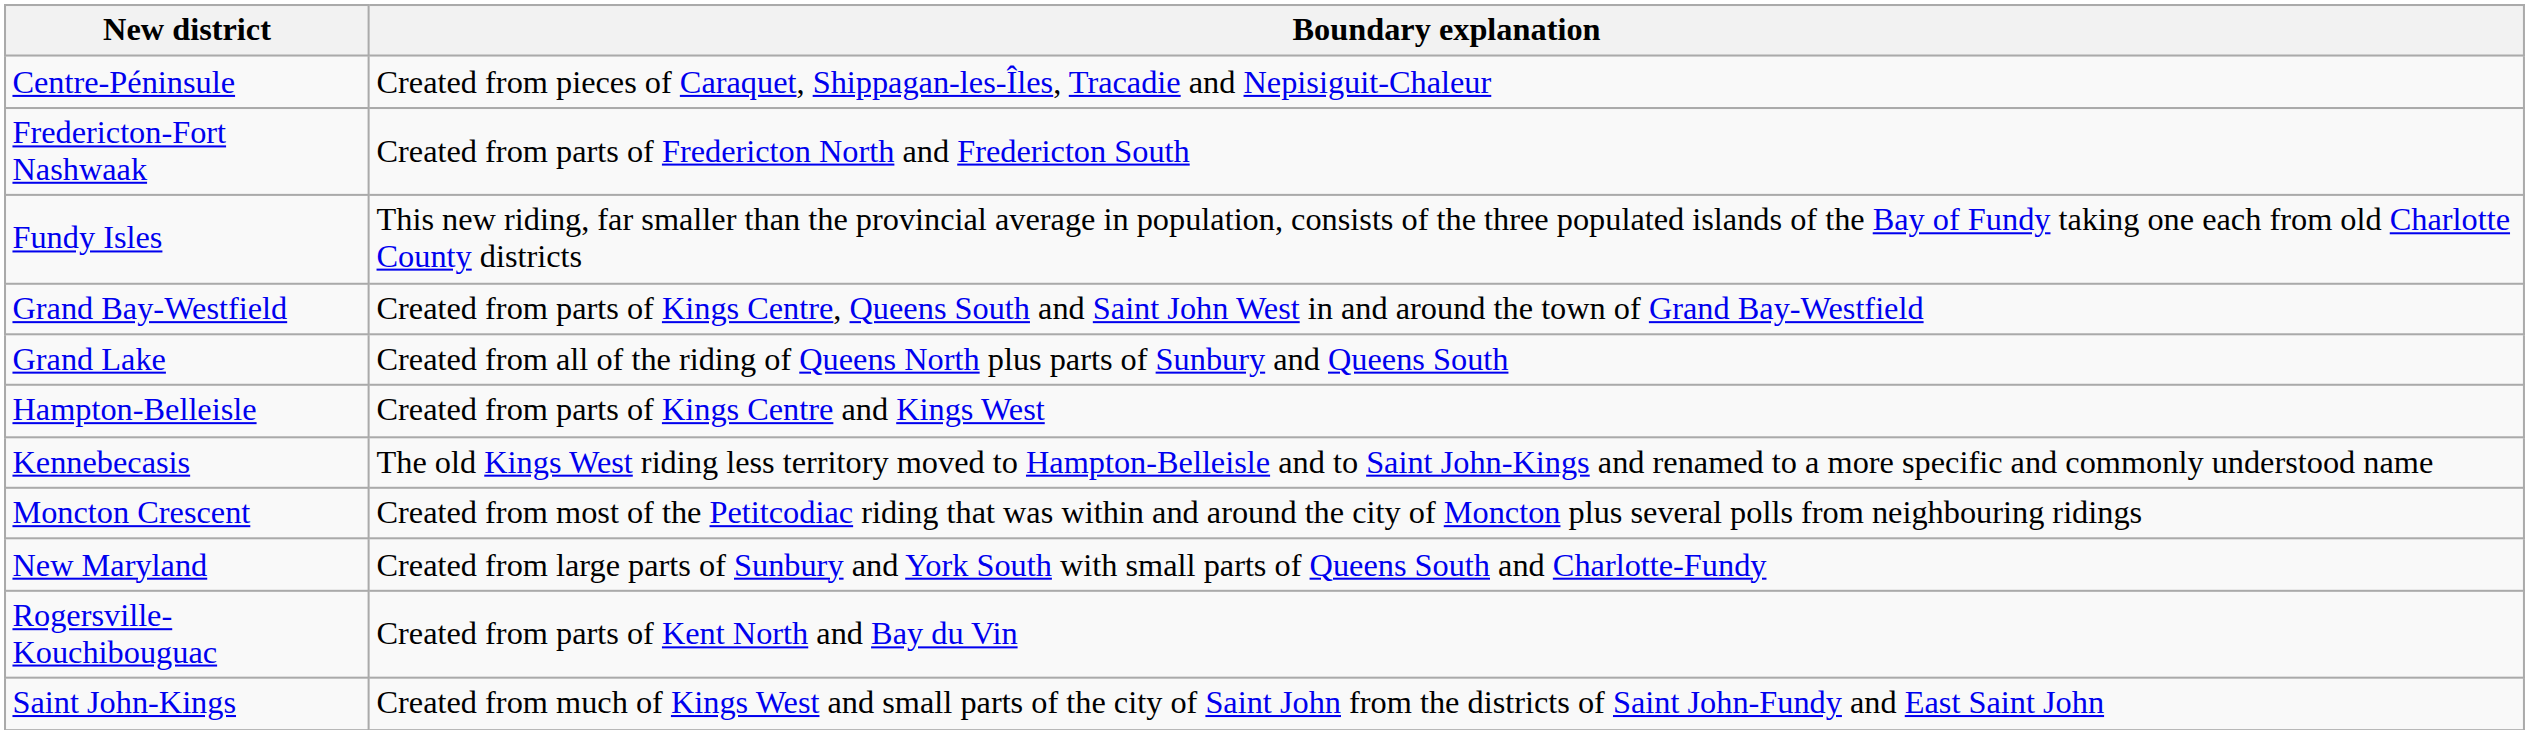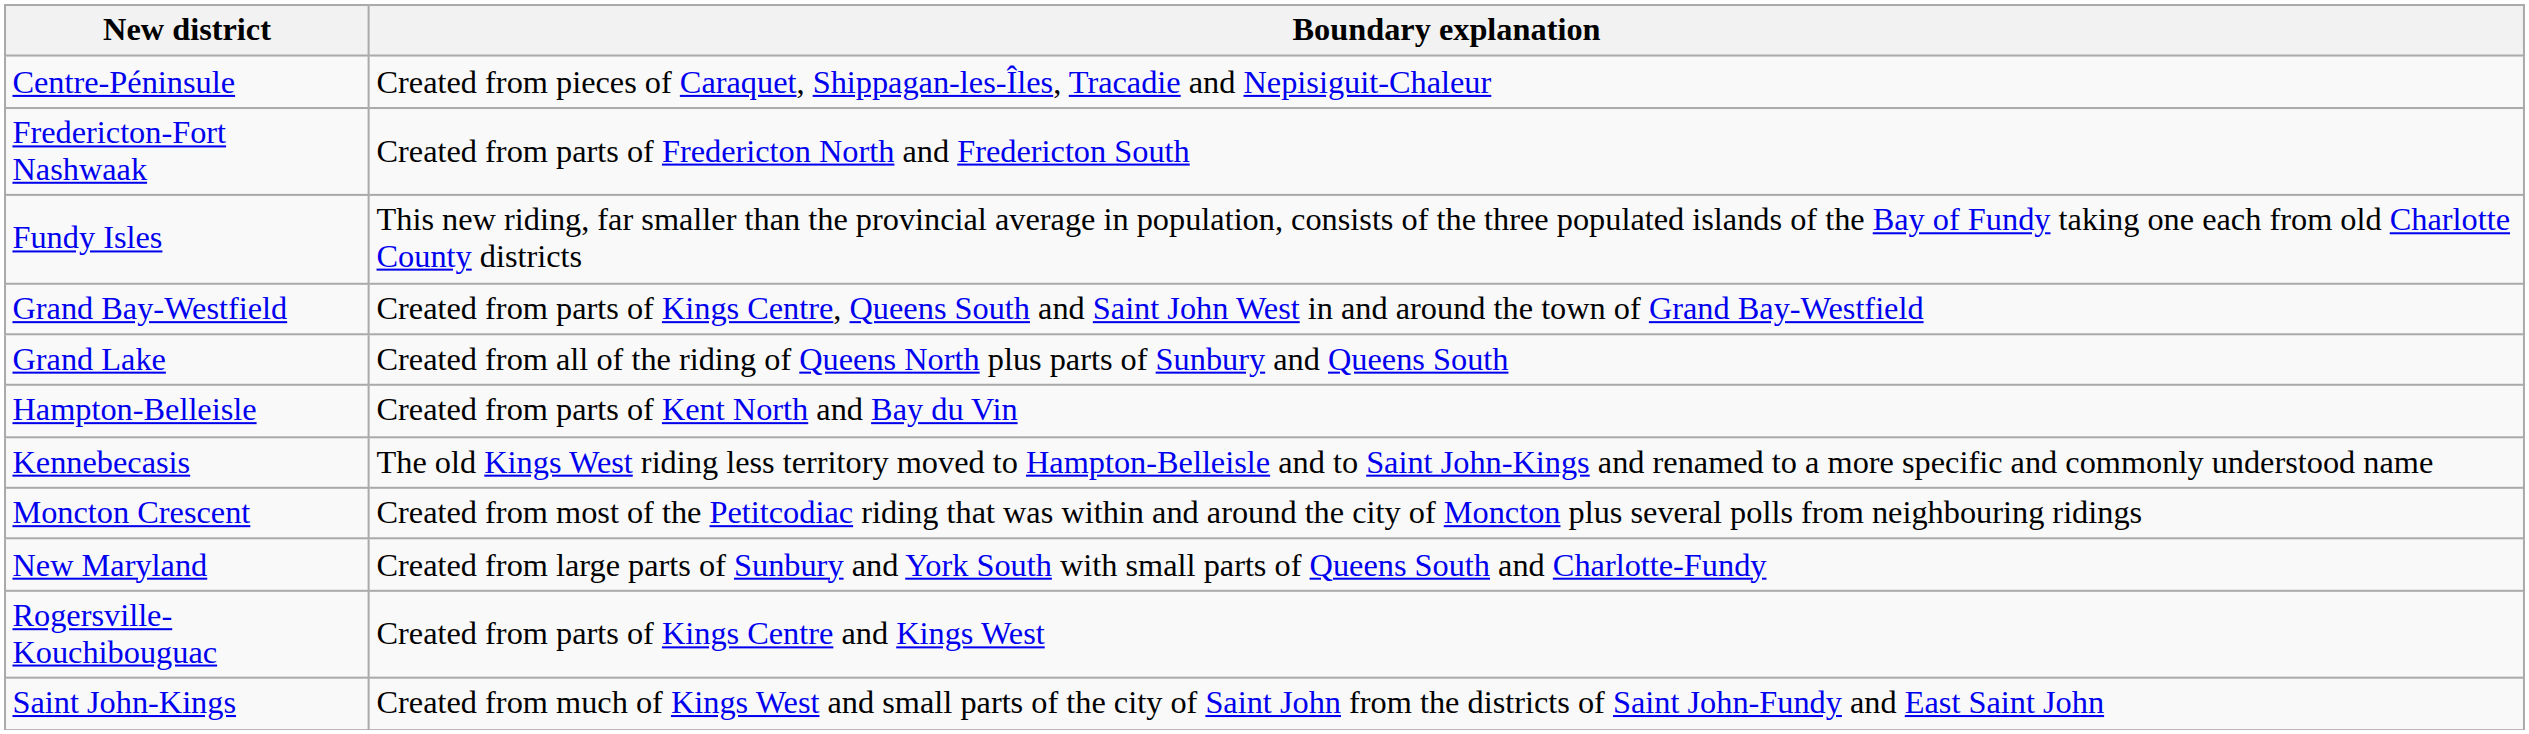(711, 410) Created from parts of Kings Centre and Kings West -> (697, 410) Created from parts of Kent North and Bay du Vin
(697, 633) Created from parts of Kent North and Bay du Vin -> (711, 633) Created from parts of Kings Centre and Kings West
